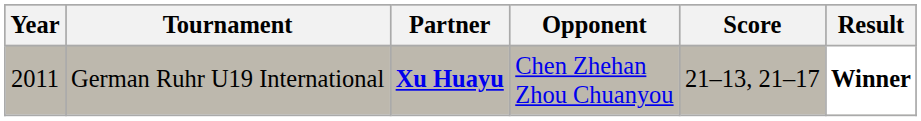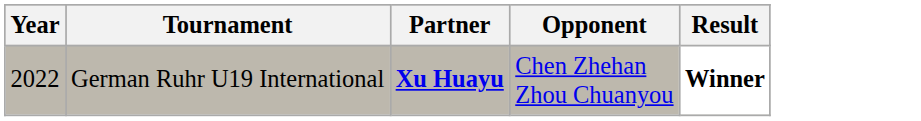- column: (752, 25)
(35, 79) 2011 -> (35, 79) 2022
